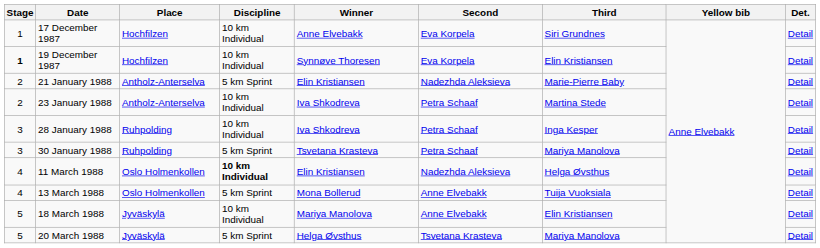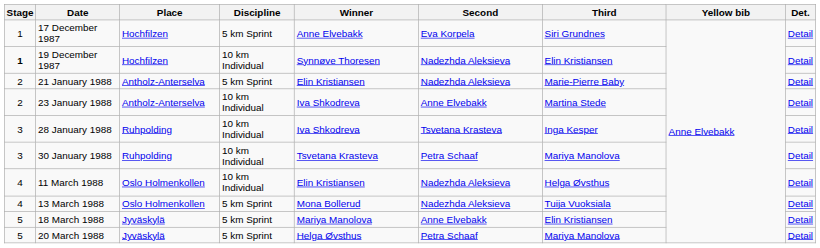(243, 33) 10 km Individual -> (247, 33) 5 km Sprint
(448, 60) Eva Korpela -> (465, 60) Nadezhda Aleksieva
(449, 103) Petra Schaaf -> (454, 103) Anne Elvebakk
(449, 129) Petra Schaaf -> (461, 129) Tsvetana Krasteva
(247, 150) 5 km Sprint -> (243, 156) 10 km Individual
(245, 172) bold -> (243, 183) normal
(454, 193) Anne Elvebakk -> (465, 204) Nadezhda Aleksieva
(243, 214) 10 km Individual -> (247, 219) 5 km Sprint
(461, 235) Tsvetana Krasteva -> (449, 235) Petra Schaaf
